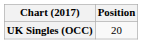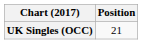(116, 30) 20 -> (116, 30) 21
